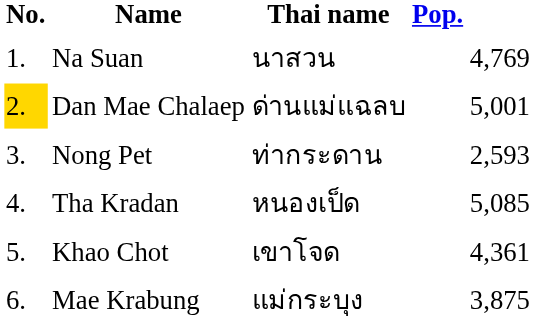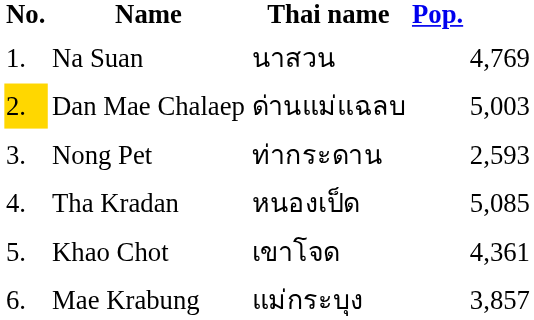(500, 105) 5,001 -> (500, 105) 5,003
(500, 299) 3,875 -> (500, 299) 3,857
